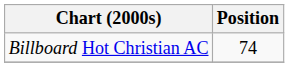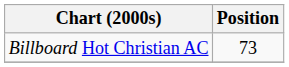(248, 47) 74 -> (248, 47) 73
